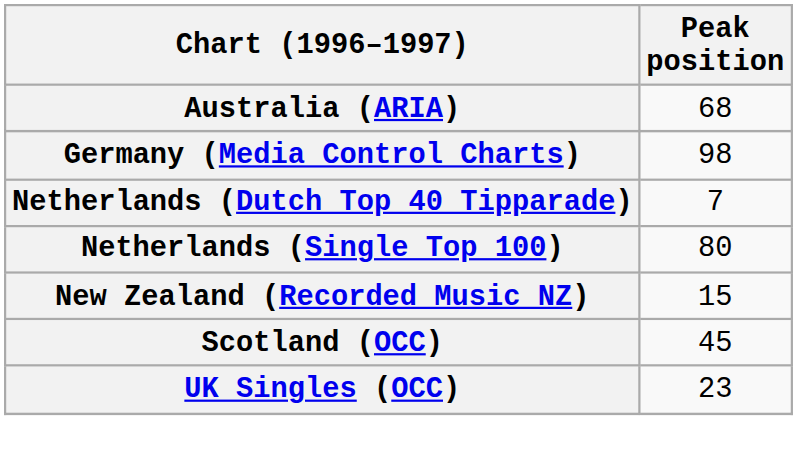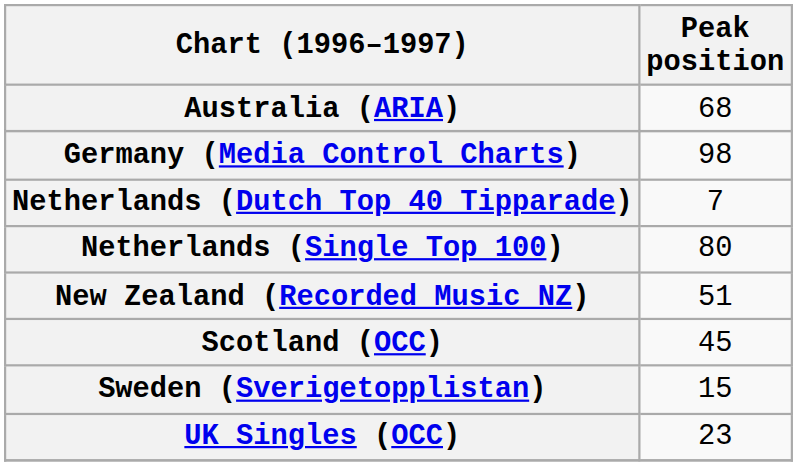(715, 296) 15 -> (715, 296) 51
+ row: (322, 389)
